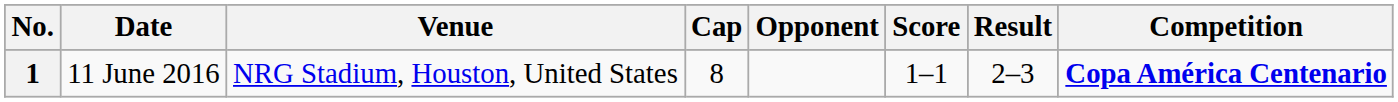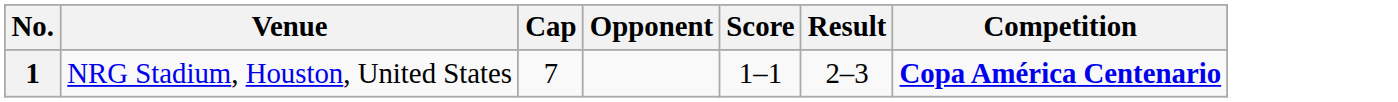- column: (143, 27)
(717, 73) 8 -> (551, 73) 7
